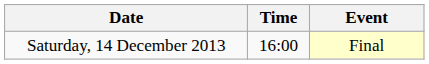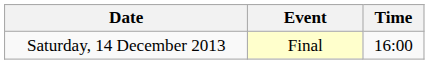columns swapped: (279, 18) <-> (367, 18)
